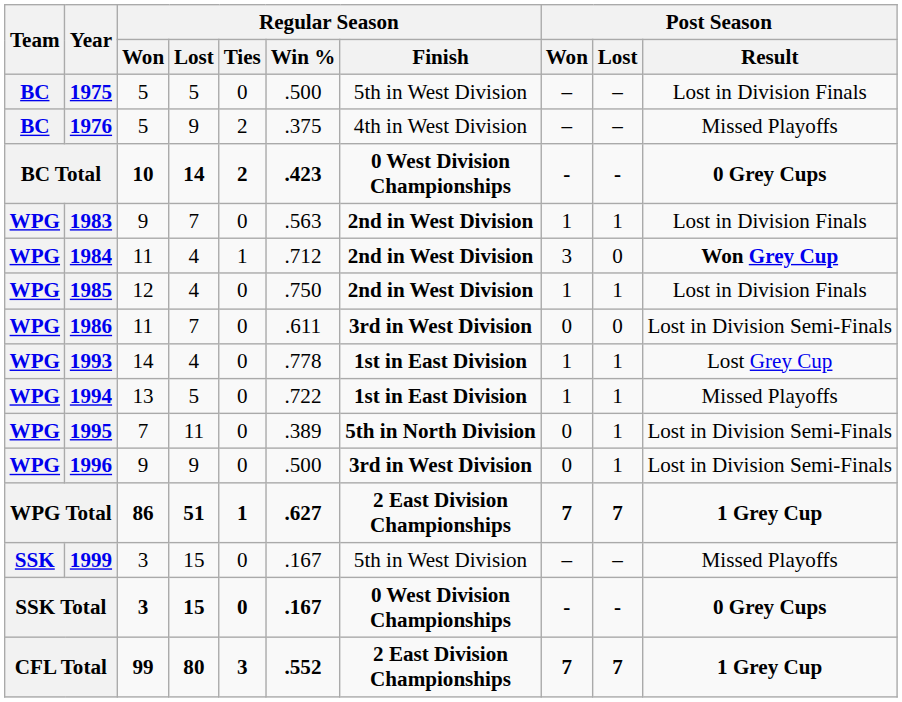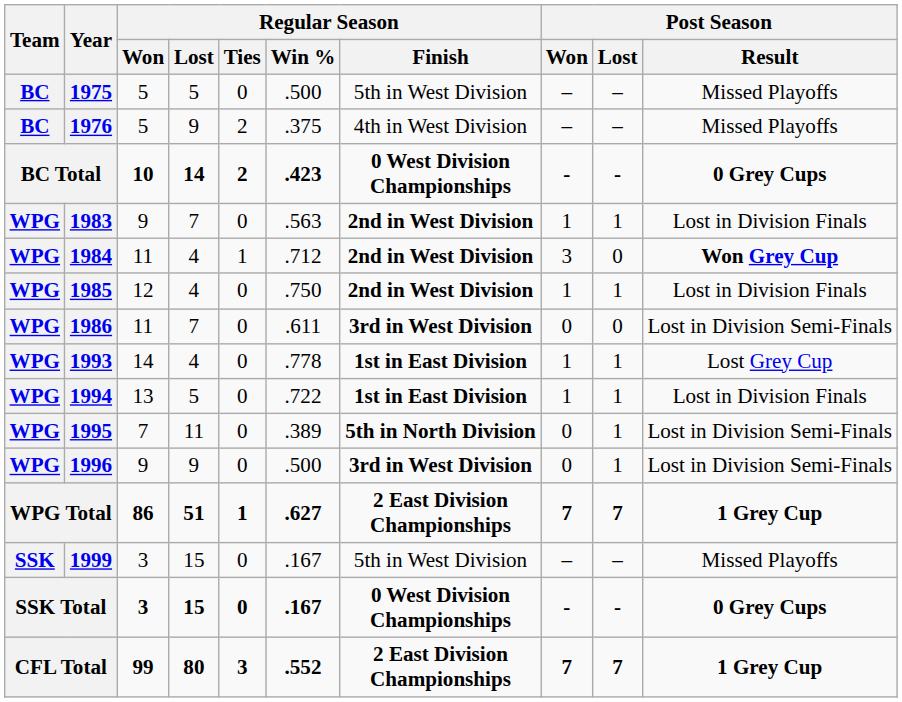(770, 91) Lost in Division Finals -> (770, 91) Missed Playoffs
(770, 395) Missed Playoffs -> (770, 395) Lost in Division Finals
